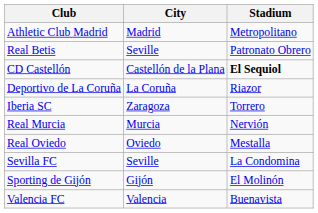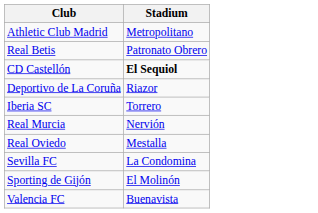- column: (175, 13)
